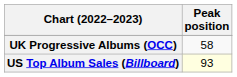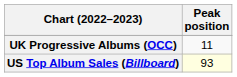(207, 44) 58 -> (207, 44) 11
